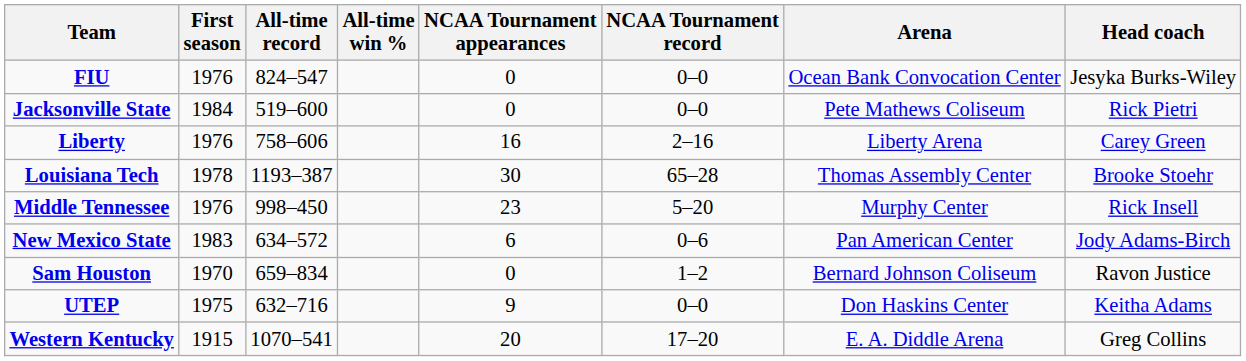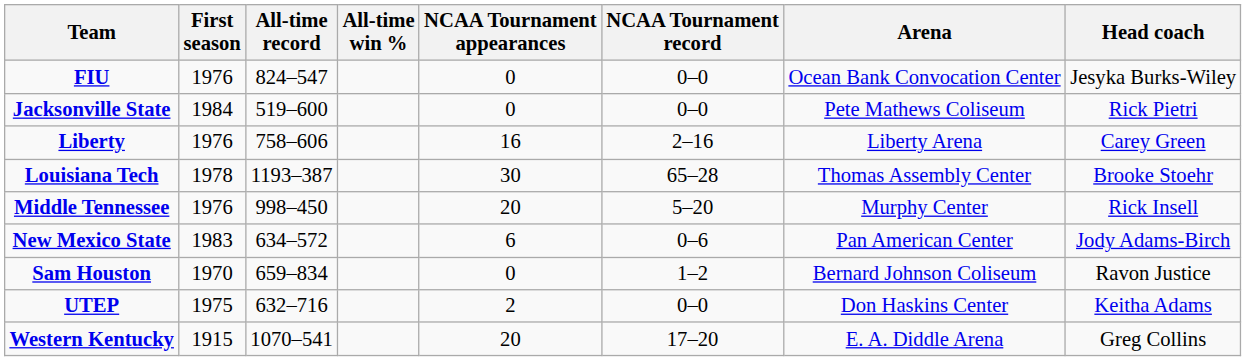(510, 207) 23 -> (510, 207) 20
(510, 305) 9 -> (510, 305) 2
